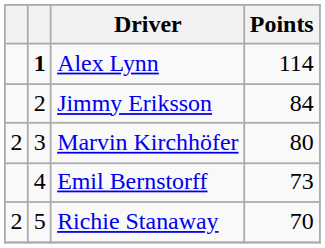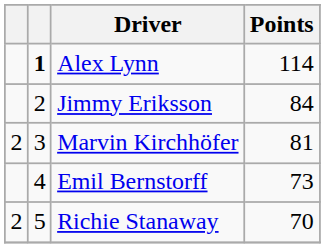(302, 142) 80 -> (302, 142) 81
